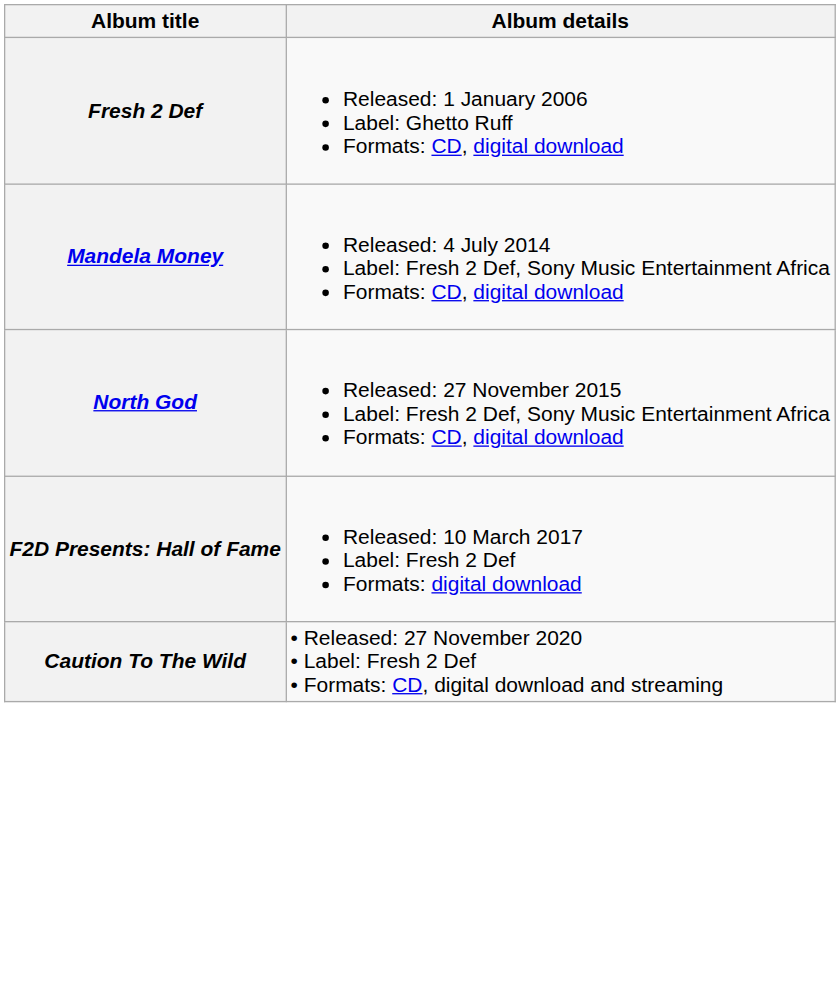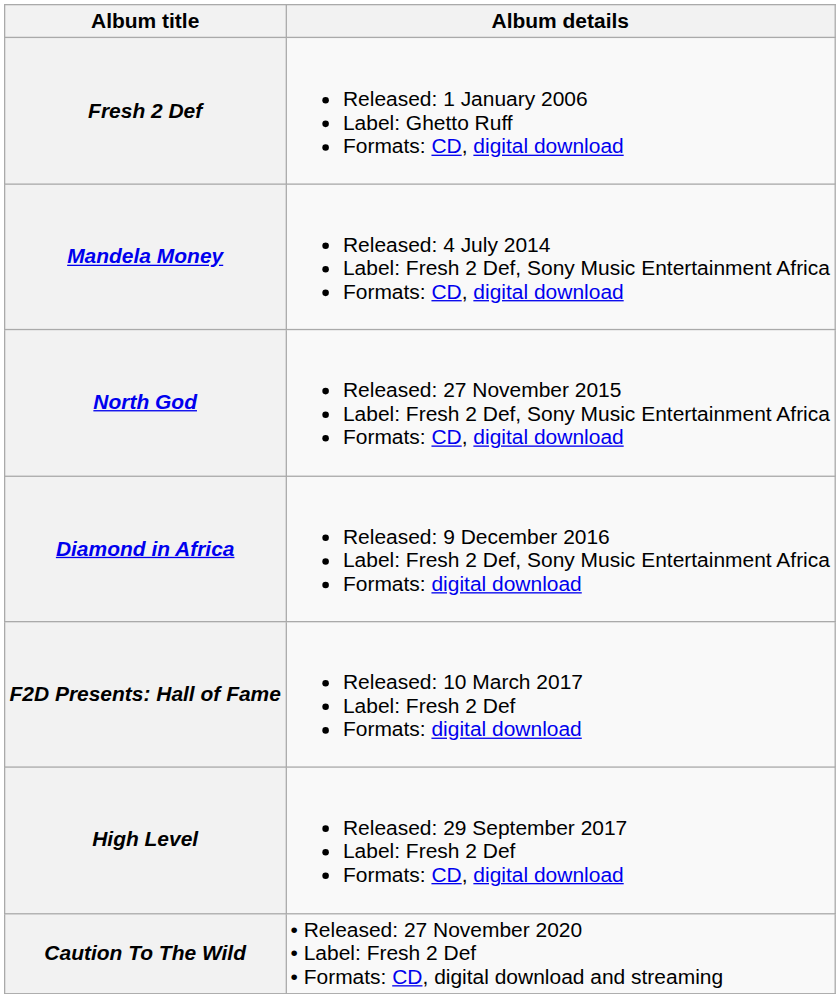+ row: (145, 548)
+ row: (145, 840)
